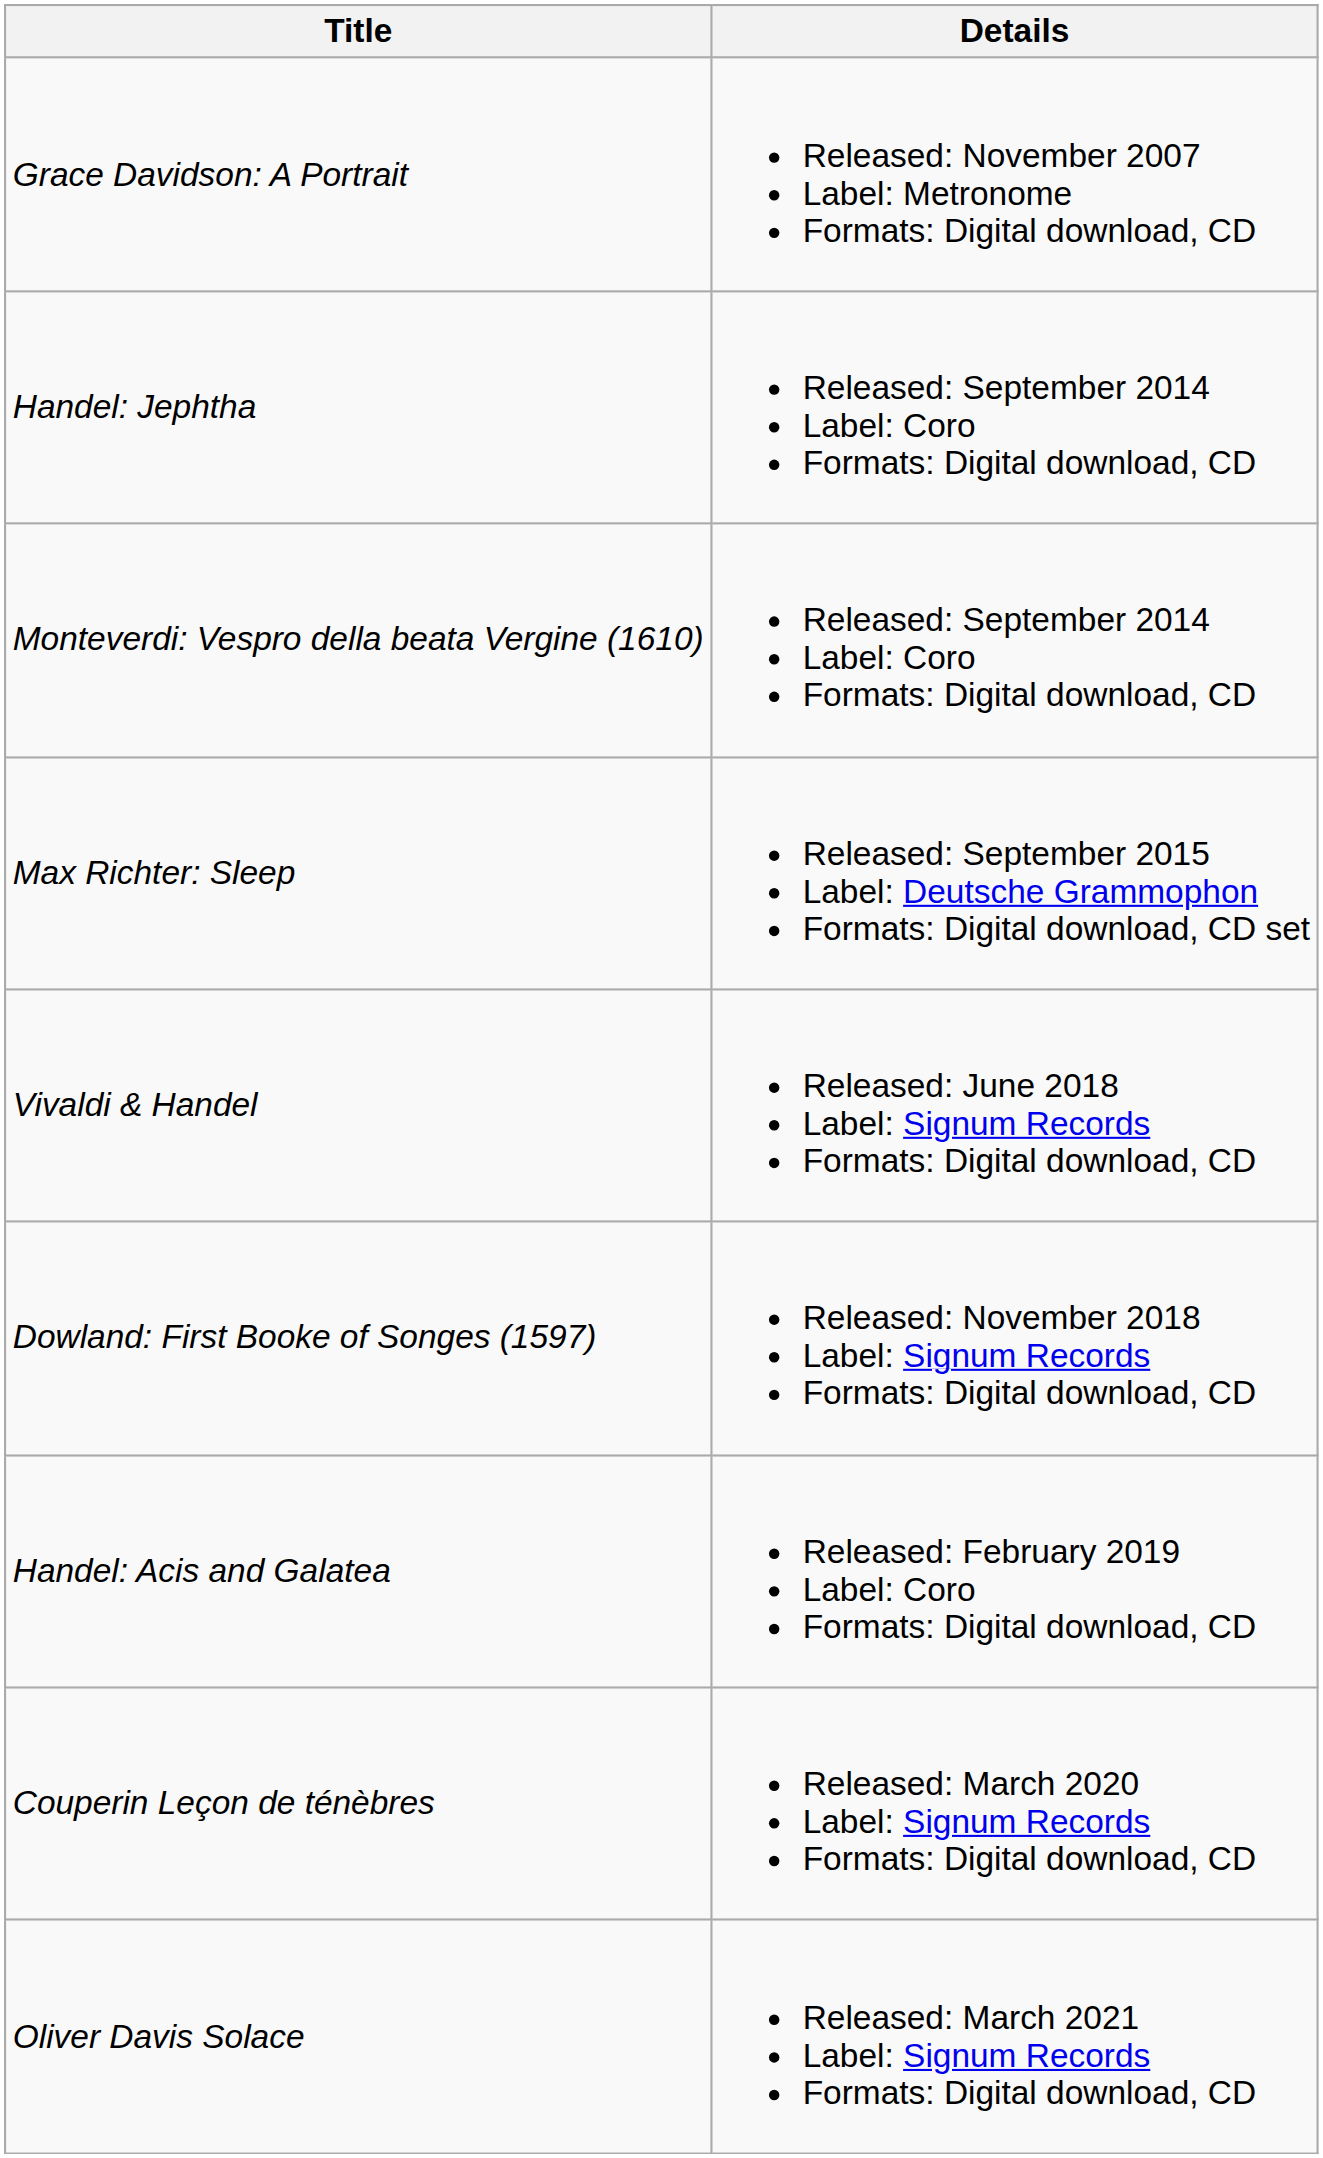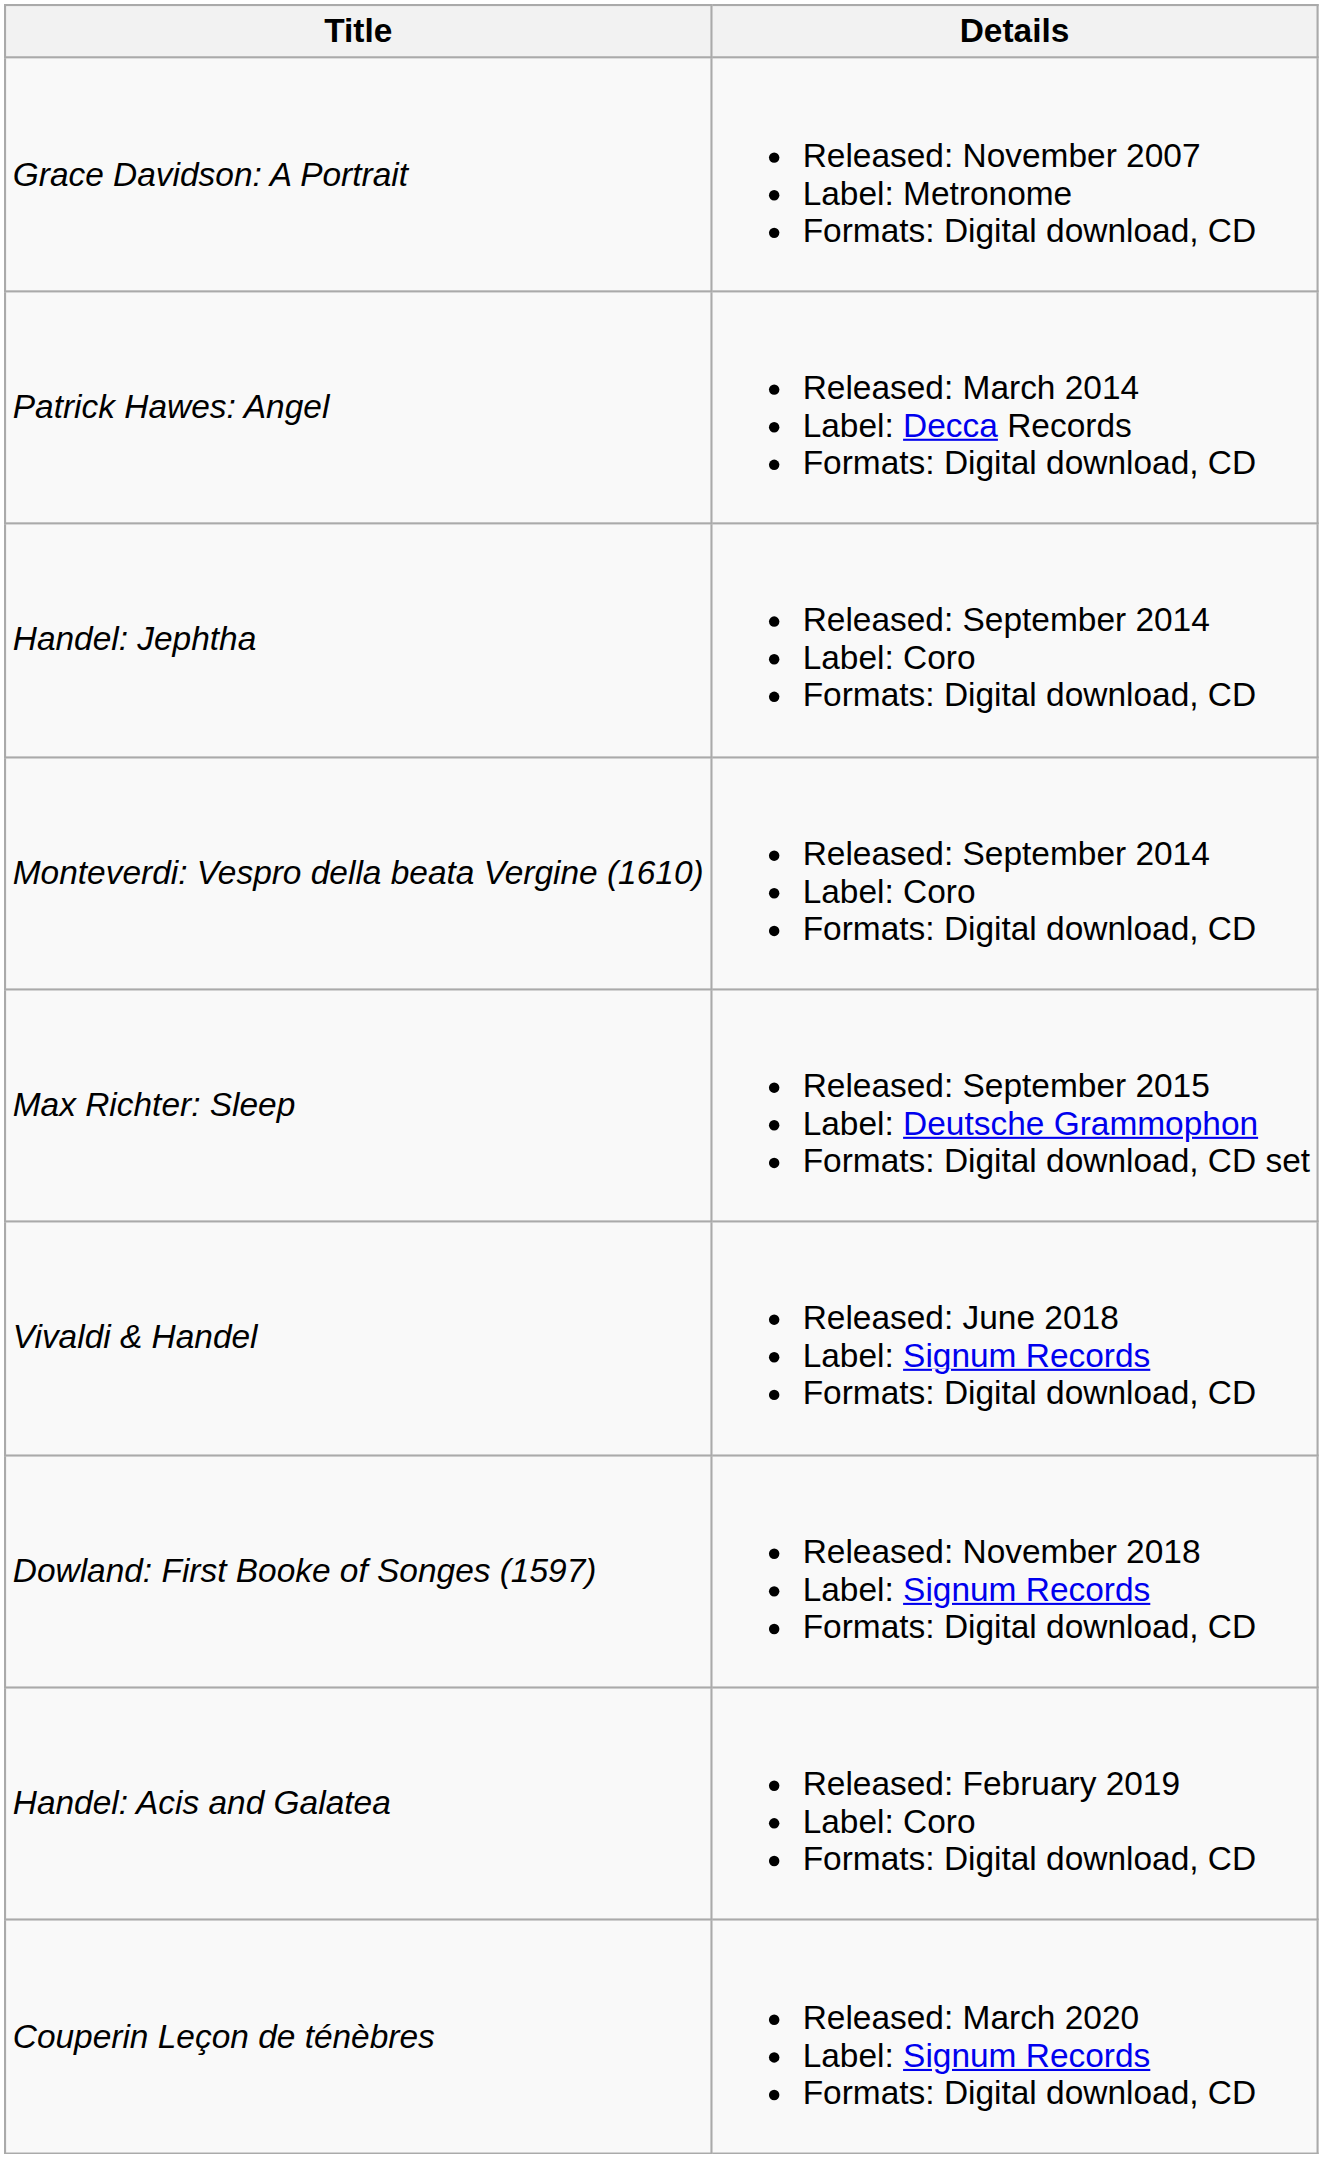+ row: (171, 406)
- row: (159, 2036)
